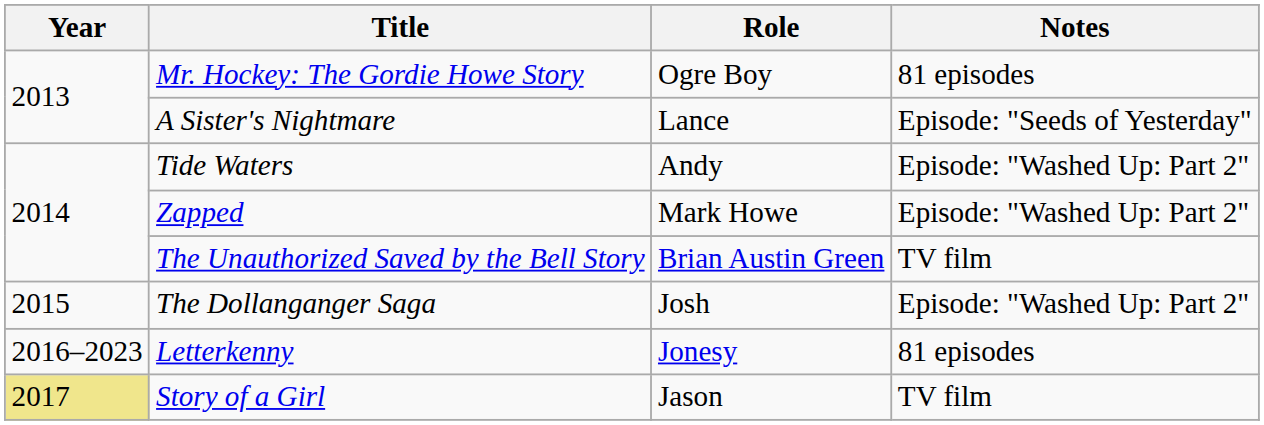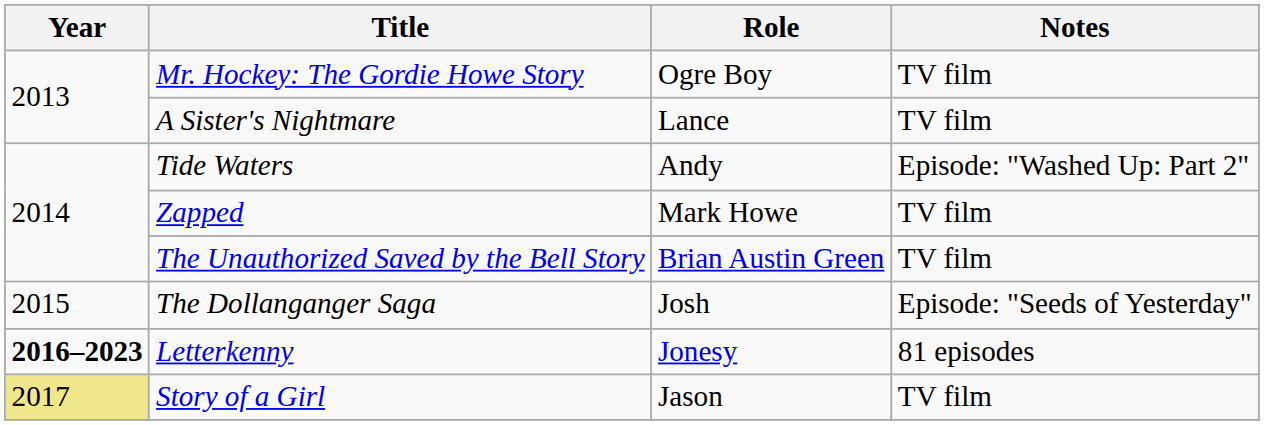(966, 73) 81 episodes -> (945, 73) TV film
(1075, 119) Episode: "Seeds of Yesterday" -> (945, 119) TV film
(1074, 212) Episode: "Washed Up: Part 2" -> (945, 212) TV film
(1074, 304) Episode: "Washed Up: Part 2" -> (1075, 304) Episode: "Seeds of Yesterday"
(77, 350) normal -> (77, 350) bold
